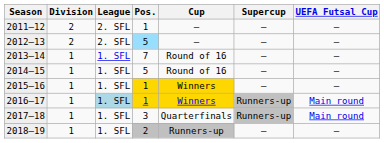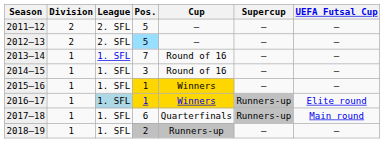(146, 27) 1 -> (146, 27) 5
(146, 71) 5 -> (146, 71) 3
(337, 101) Main round -> (337, 101) Elite round
(146, 116) 3 -> (146, 116) 6
